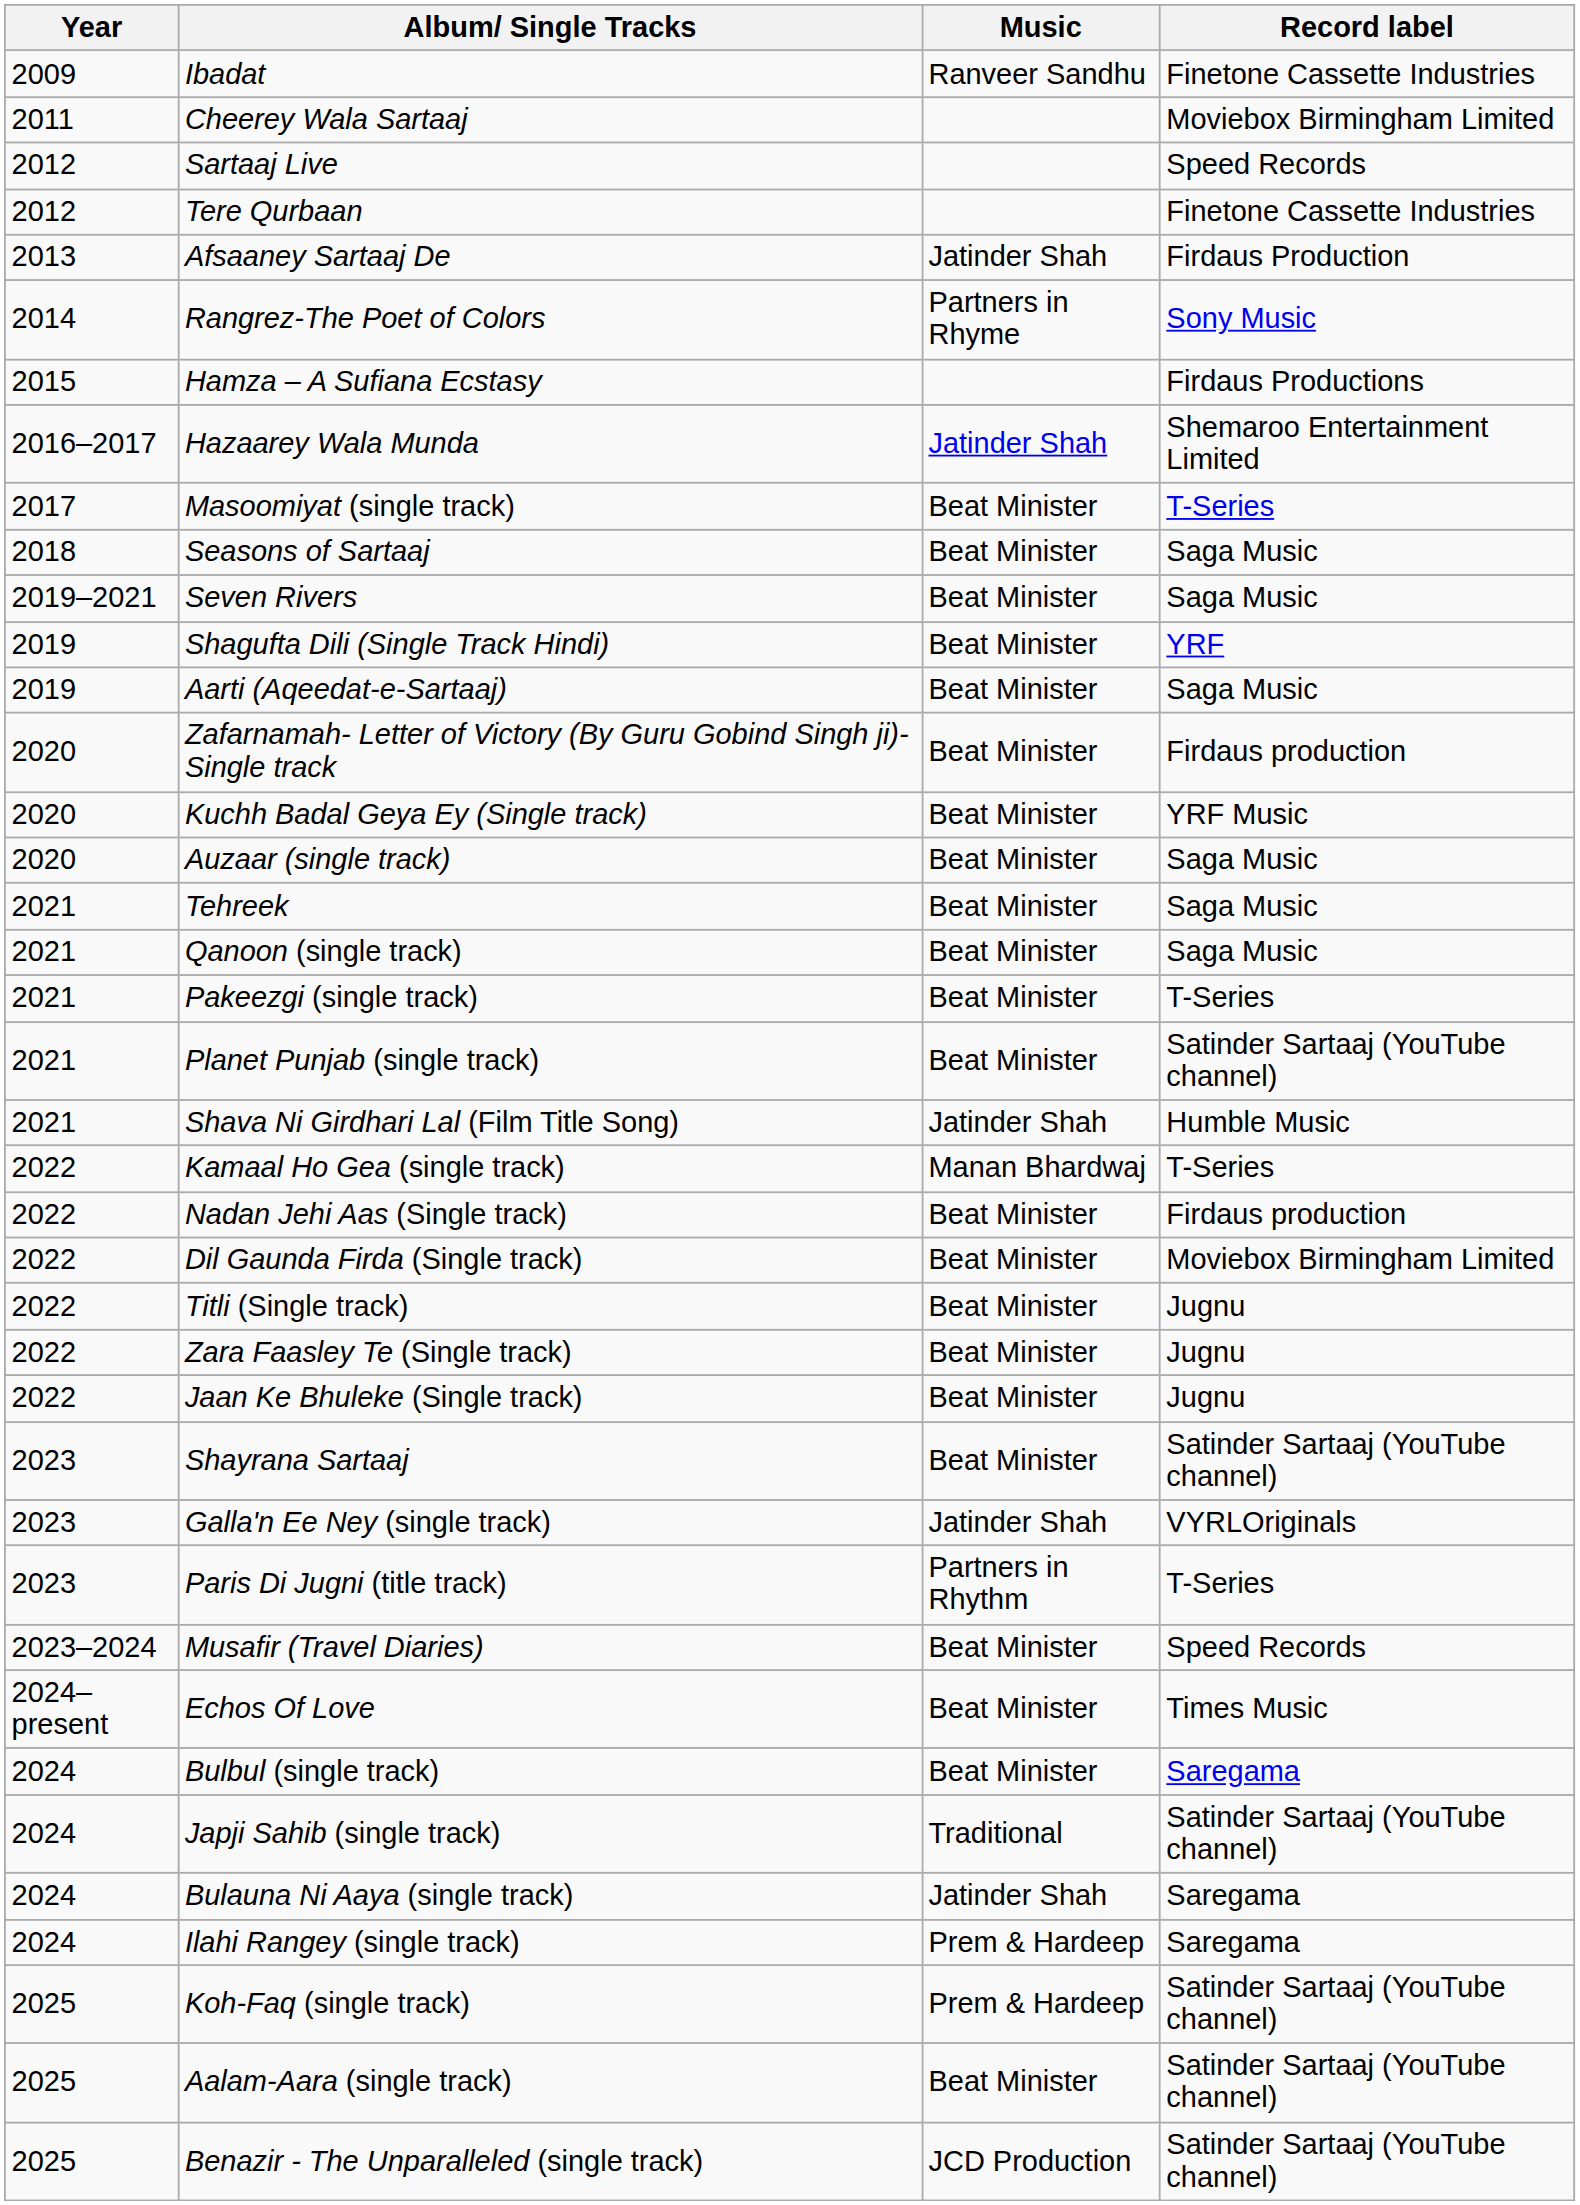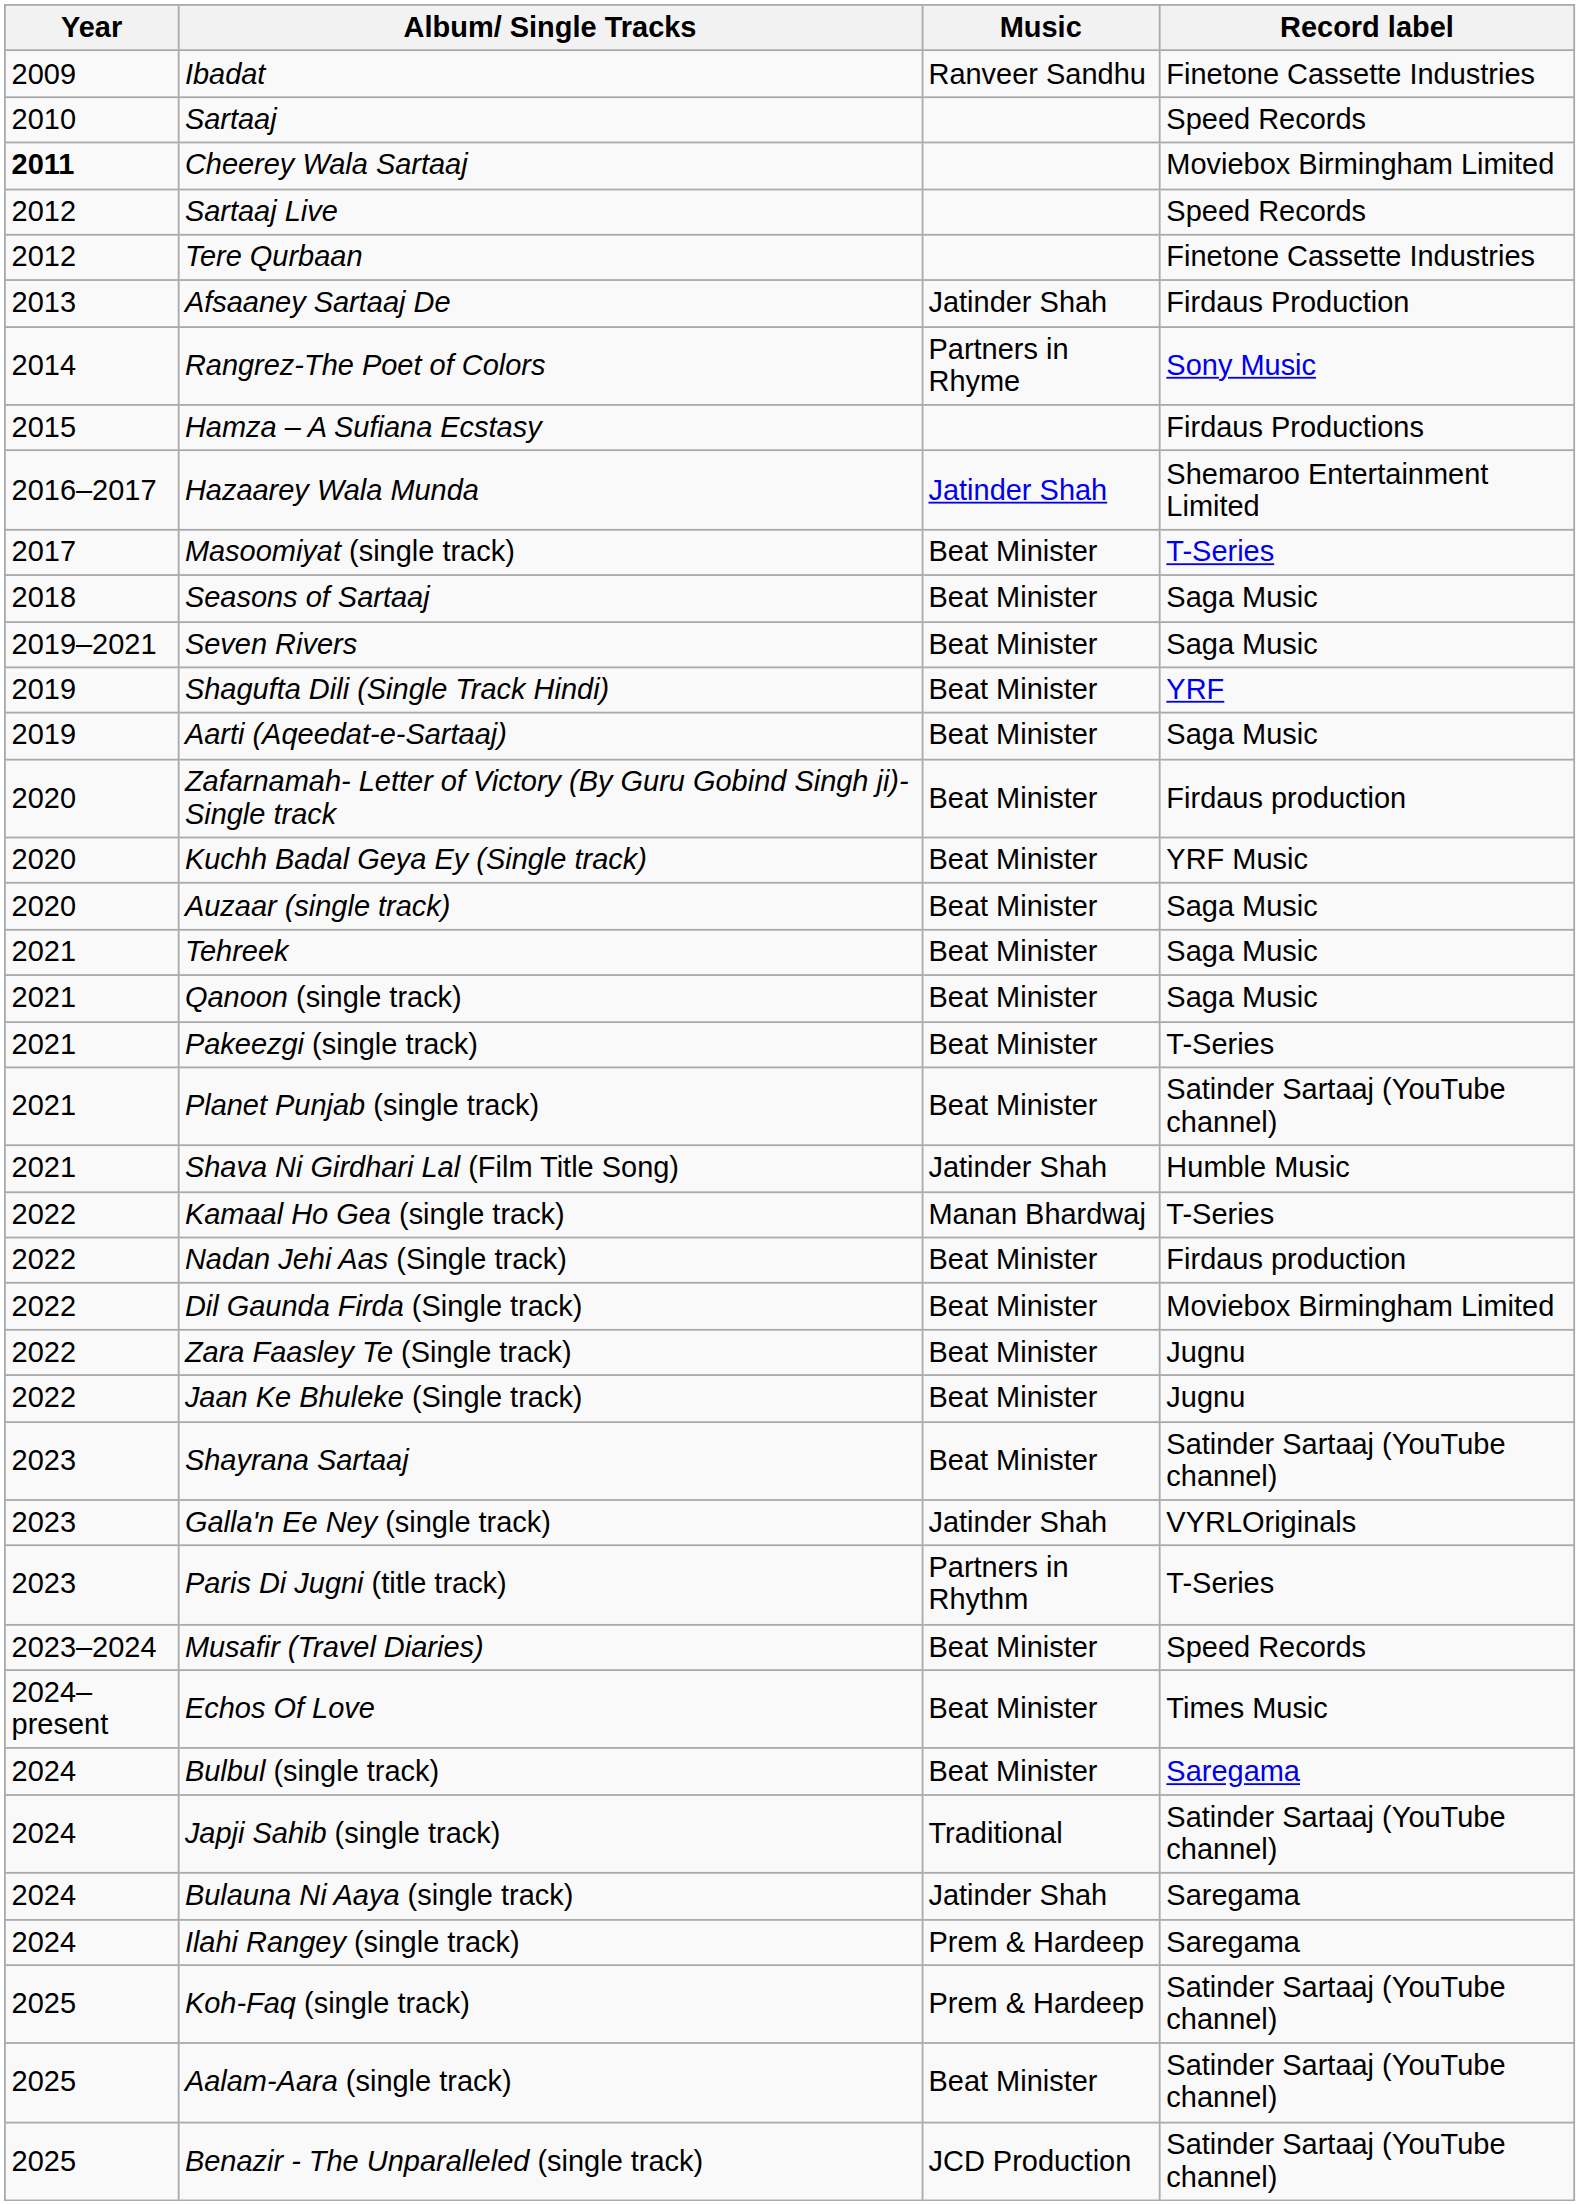+ row: (231, 119)
(43, 119) normal -> (43, 165) bold
- row: (297, 1306)
